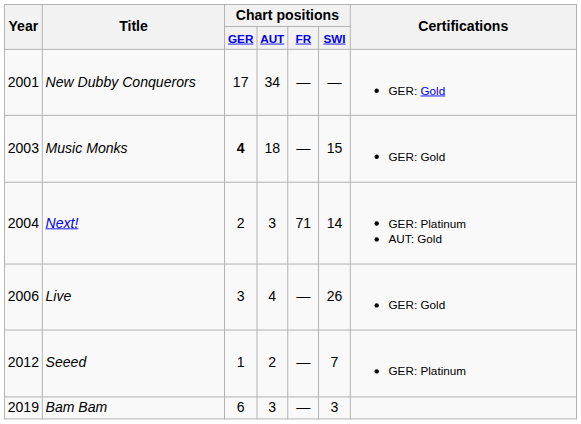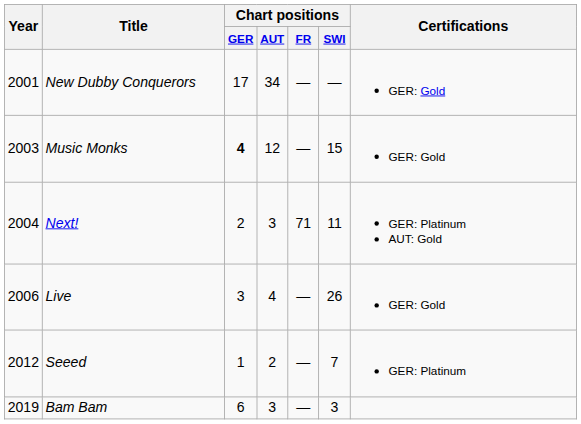(272, 148) 18 -> (272, 148) 12
(334, 222) 14 -> (334, 222) 11
